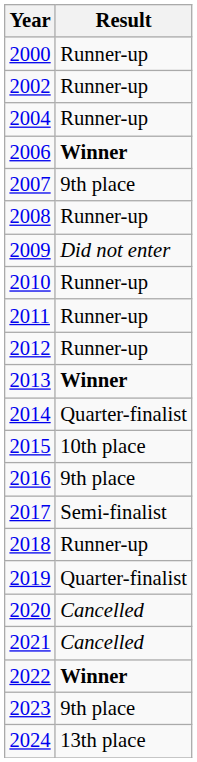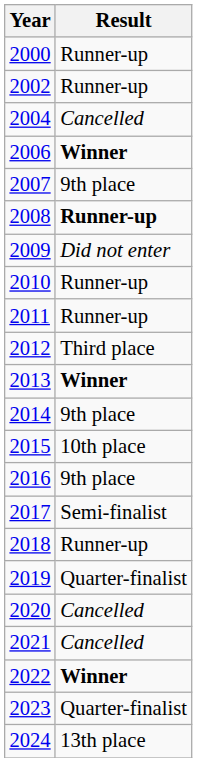(104, 119) Runner-up -> (102, 119) Cancelled
(104, 217) normal -> (109, 217) bold
(104, 348) Runner-up -> (107, 348) Third place
(124, 413) Quarter-finalist -> (98, 413) 9th place
(98, 708) 9th place -> (124, 708) Quarter-finalist
